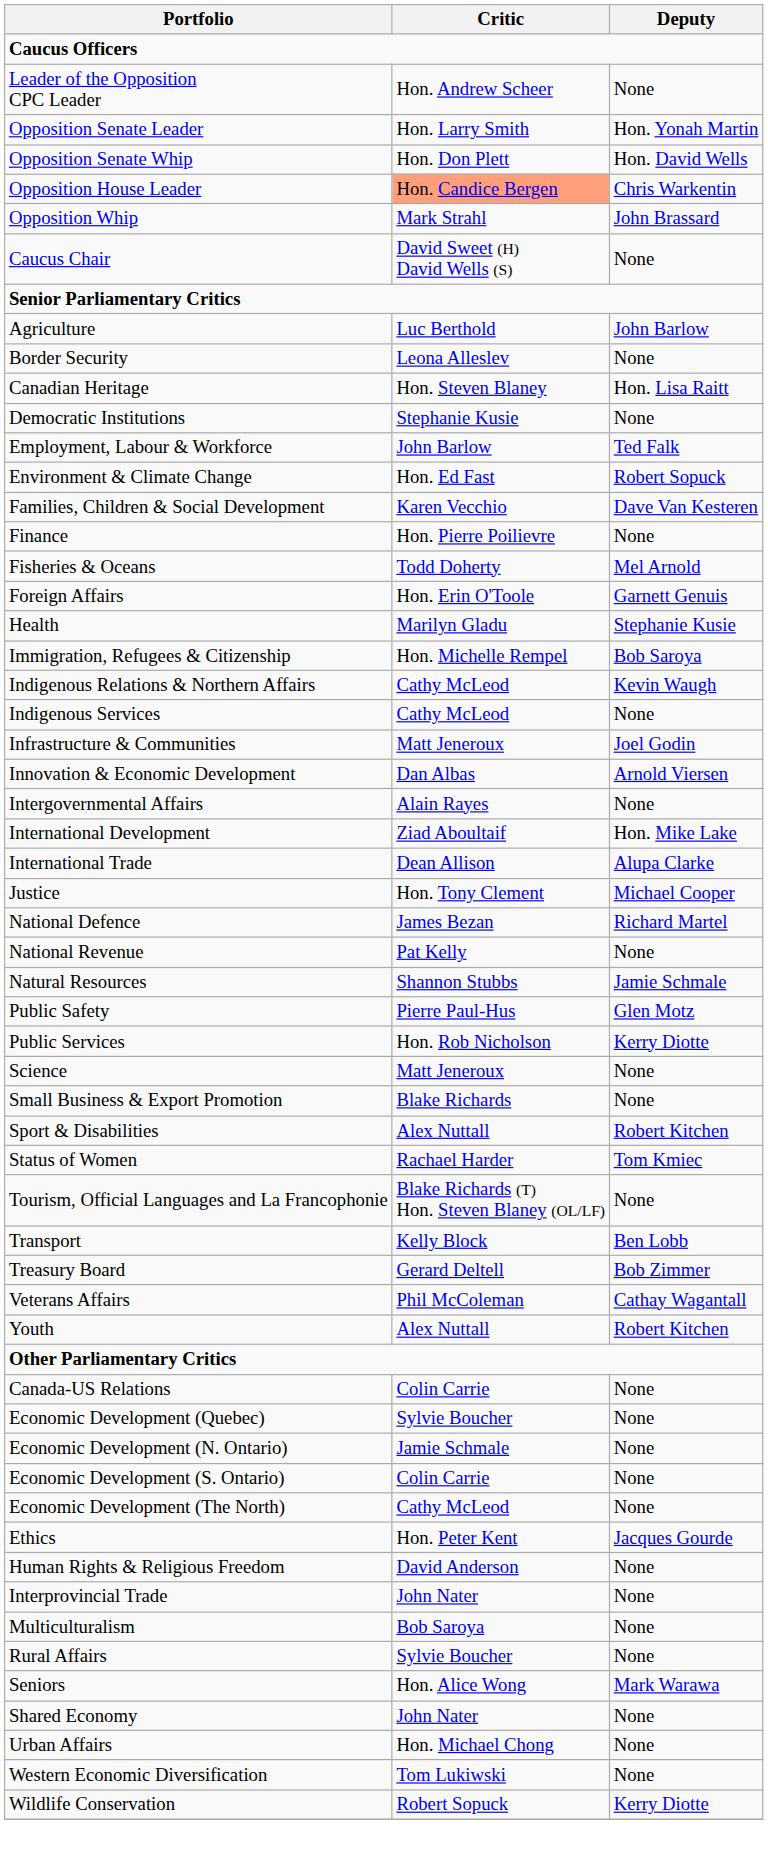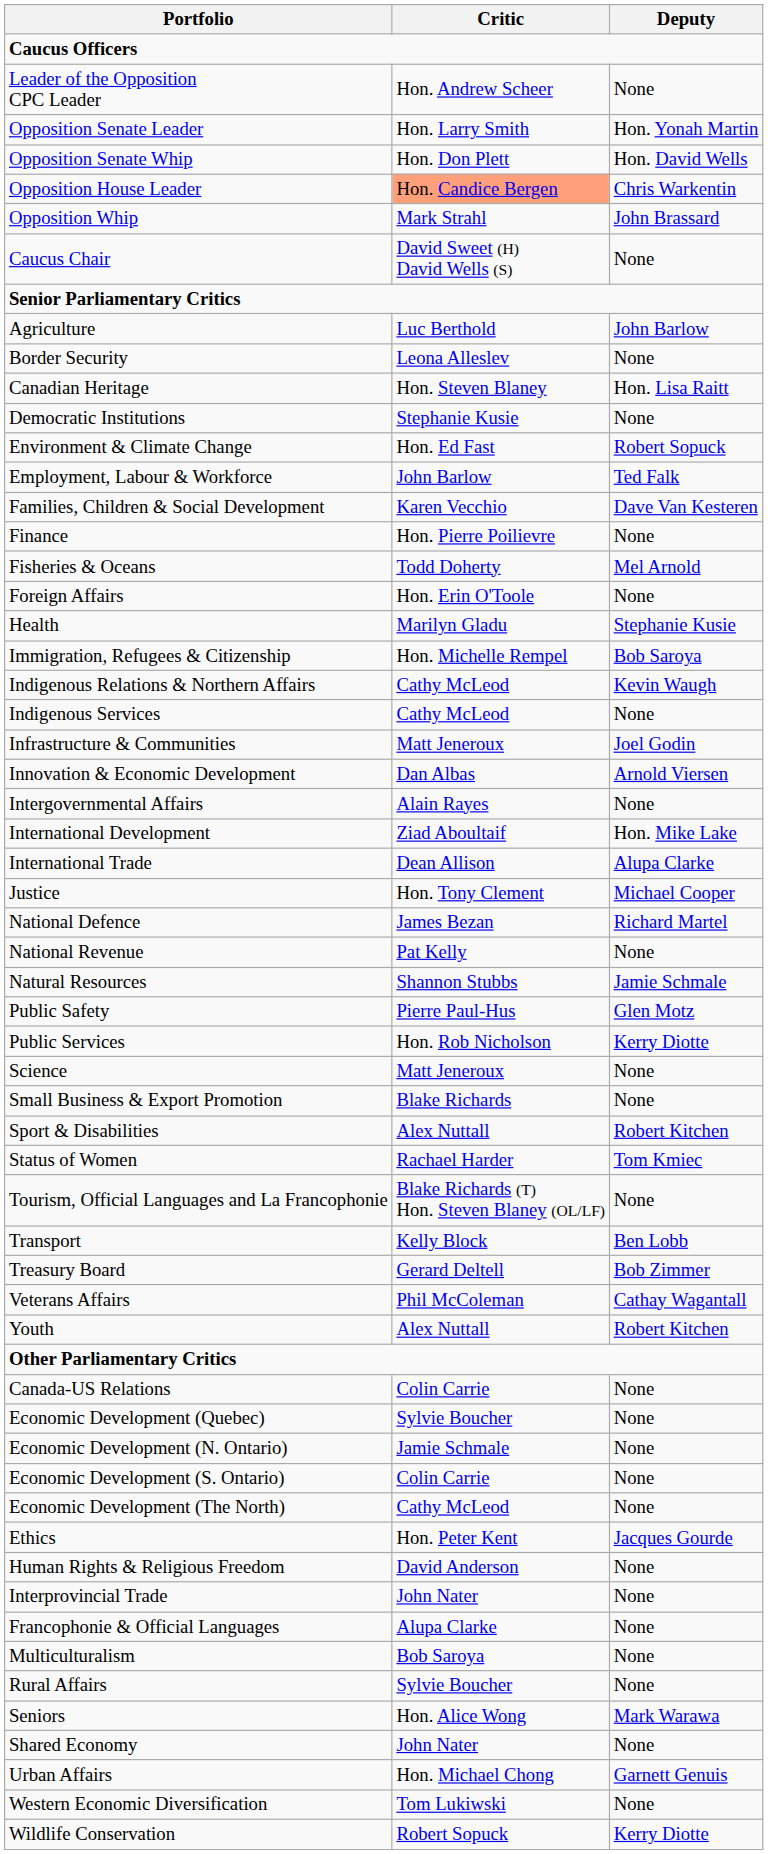rows swapped: (141, 447) <-> (130, 477)
(671, 595) Garnett Genuis -> (634, 595) None
+ row: (144, 1626)
(634, 1745) None -> (671, 1774) Garnett Genuis
